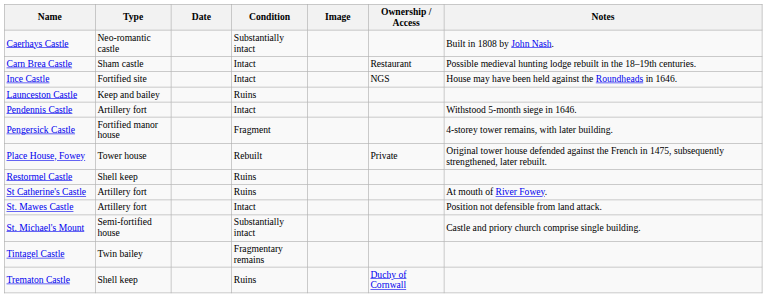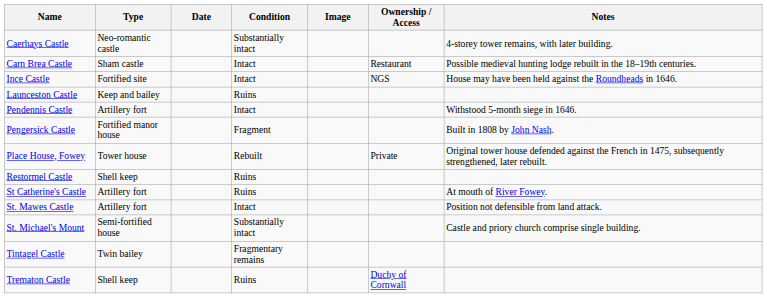(500, 43) Built in 1808 by John Nash. -> (530, 43) 4-storey tower remains, with later building.
(530, 130) 4-storey tower remains, with later building. -> (500, 130) Built in 1808 by John Nash.
